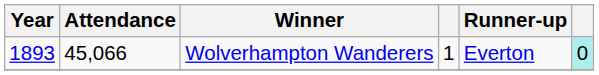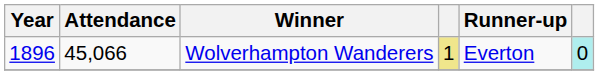(32, 53) 1893 -> (32, 53) 1896
(449, 53) no background -> (449, 53) khaki background
